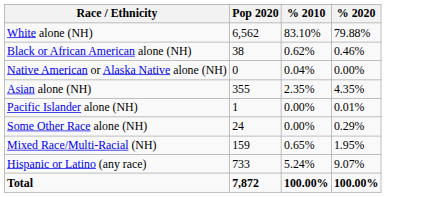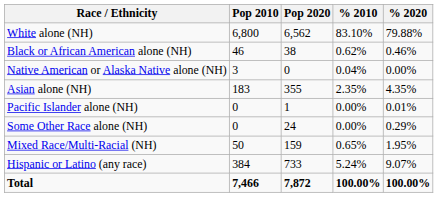+ column: (255, 13)
